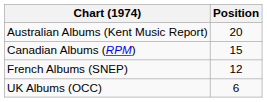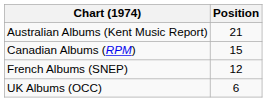(236, 32) 20 -> (236, 32) 21
